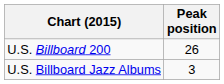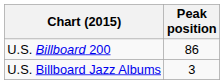(192, 49) 26 -> (192, 49) 86
